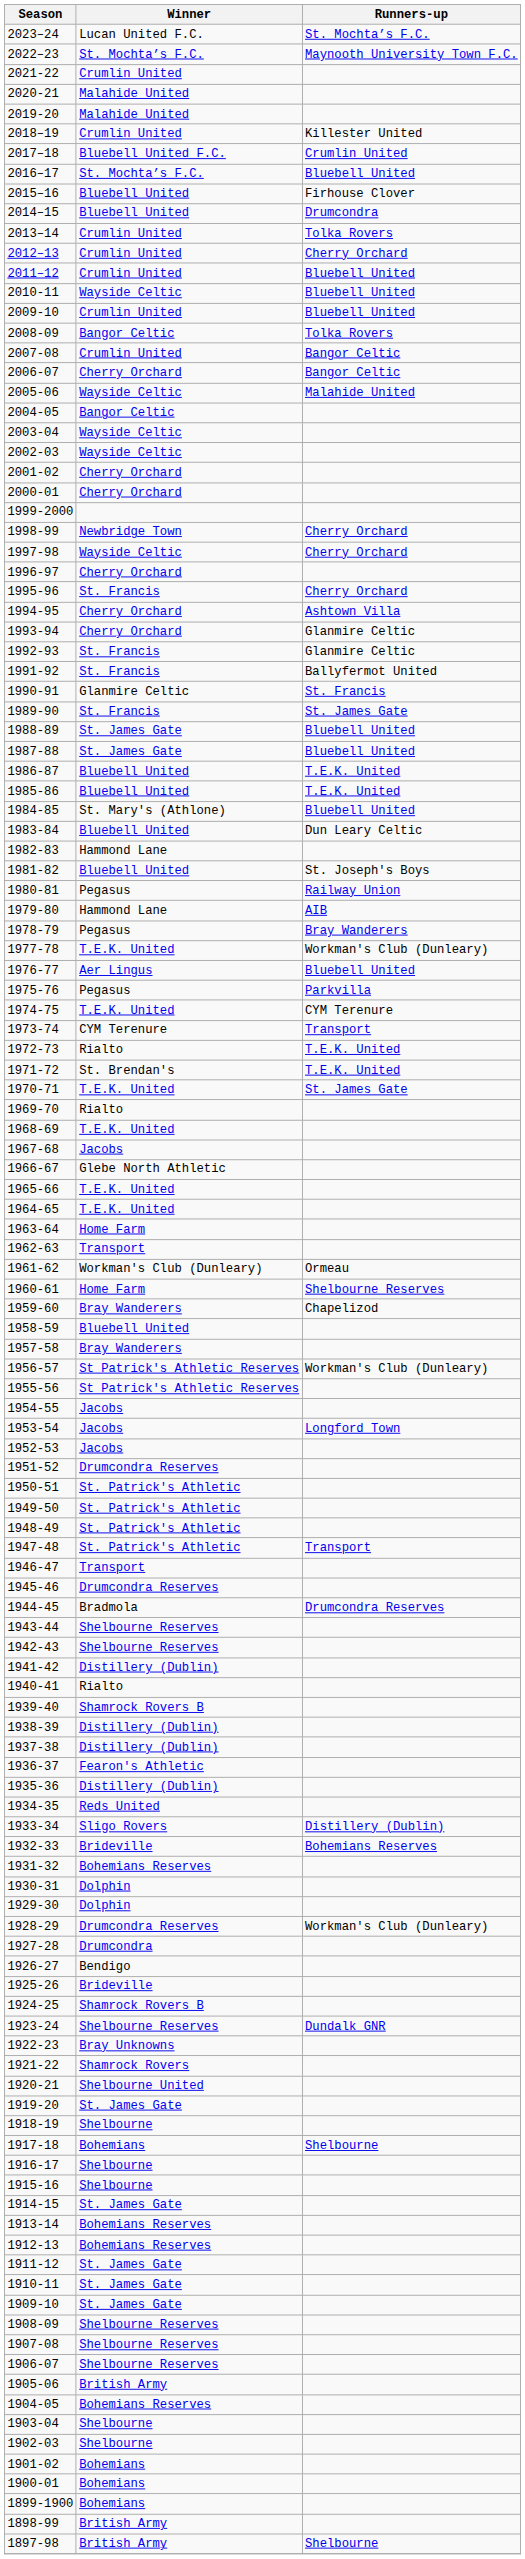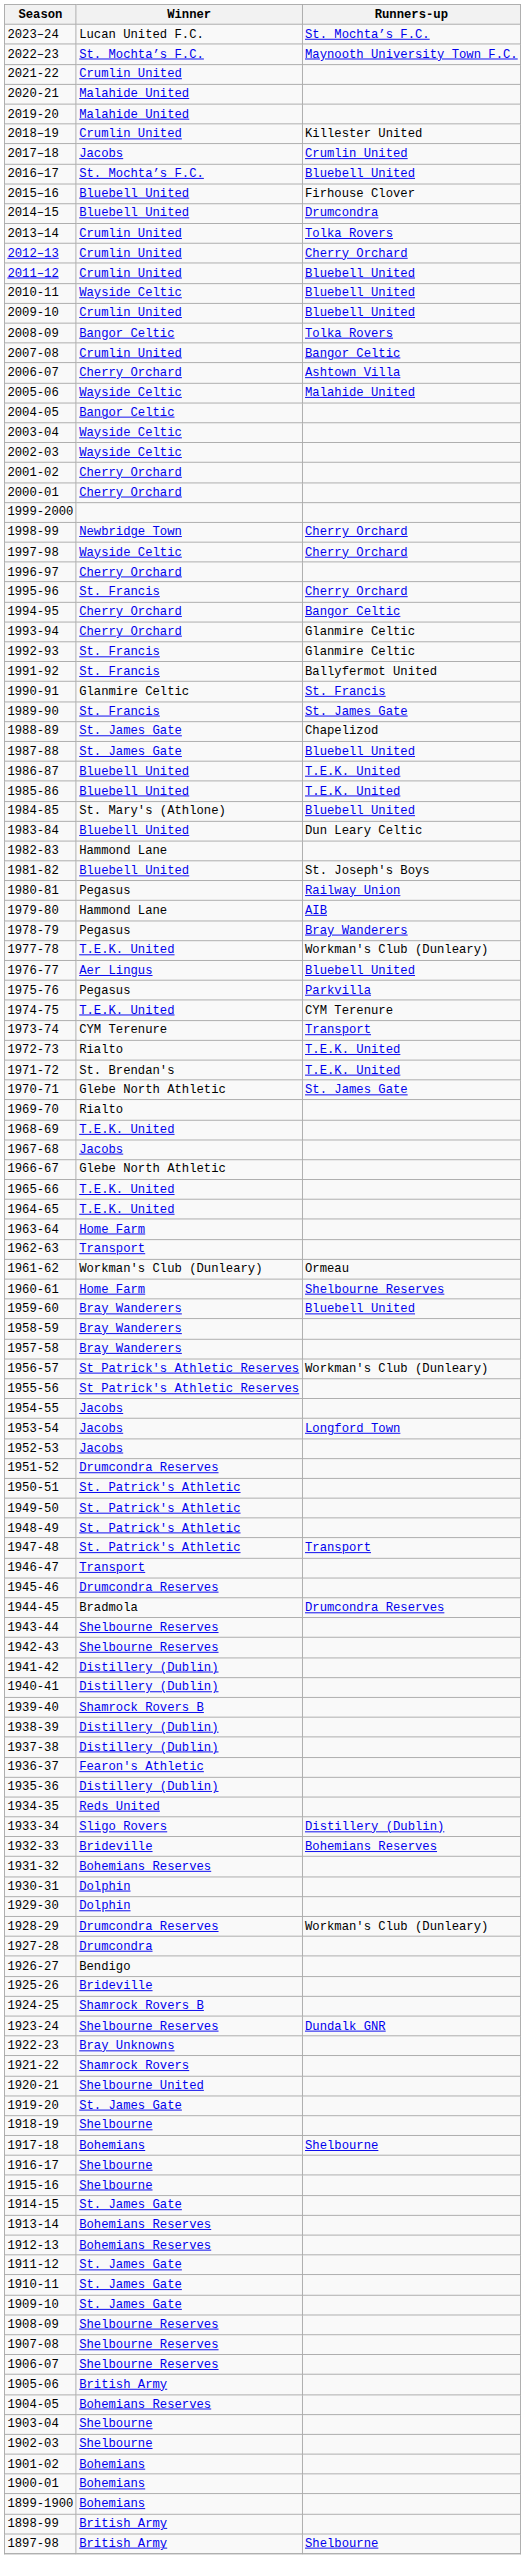(153, 154) Bluebell United F.C. -> (101, 154) Jacobs
(353, 373) Bangor Celtic -> (353, 373) Ashtown Villa
(353, 612) Ashtown Villa -> (353, 612) Bangor Celtic
(360, 731) Bluebell United -> (342, 731) Chapelizod
(127, 1090) T.E.K. United -> (153, 1090) Glebe North Athletic
(342, 1309) Chapelizod -> (360, 1309) Bluebell United
(134, 1329) Bluebell United -> (131, 1329) Bray Wanderers
(101, 1687) Rialto -> (149, 1687) Distillery (Dublin)
